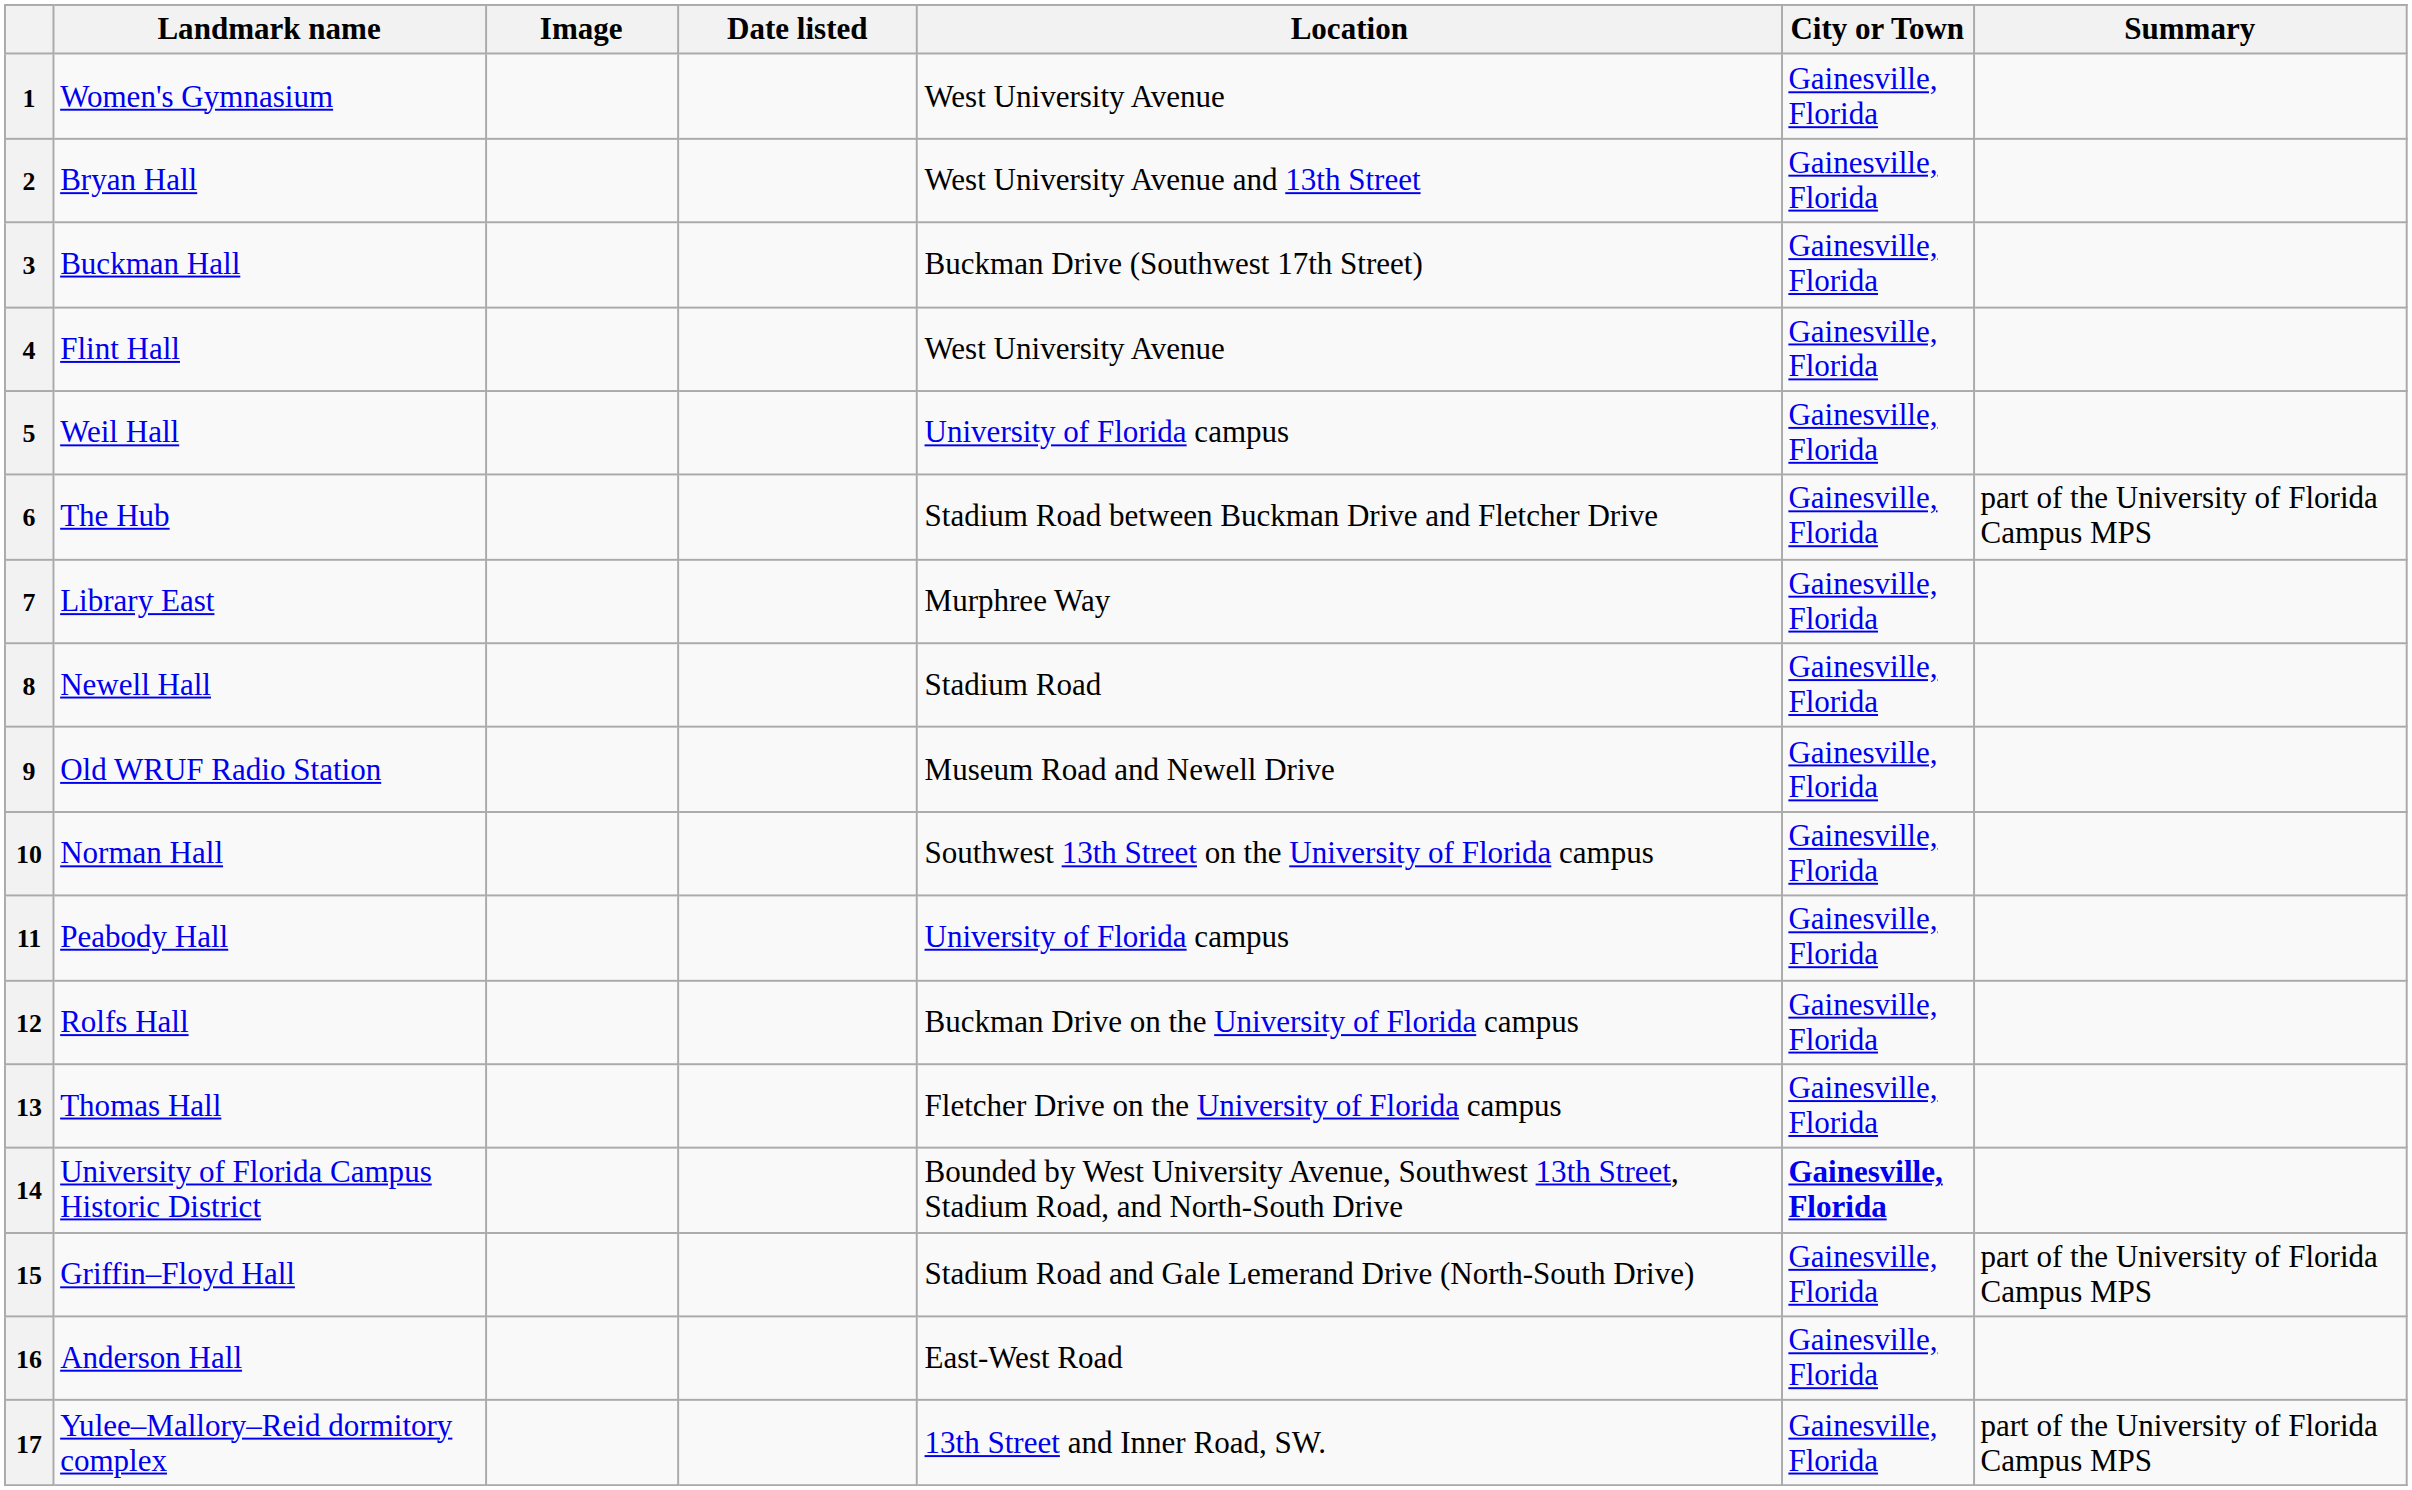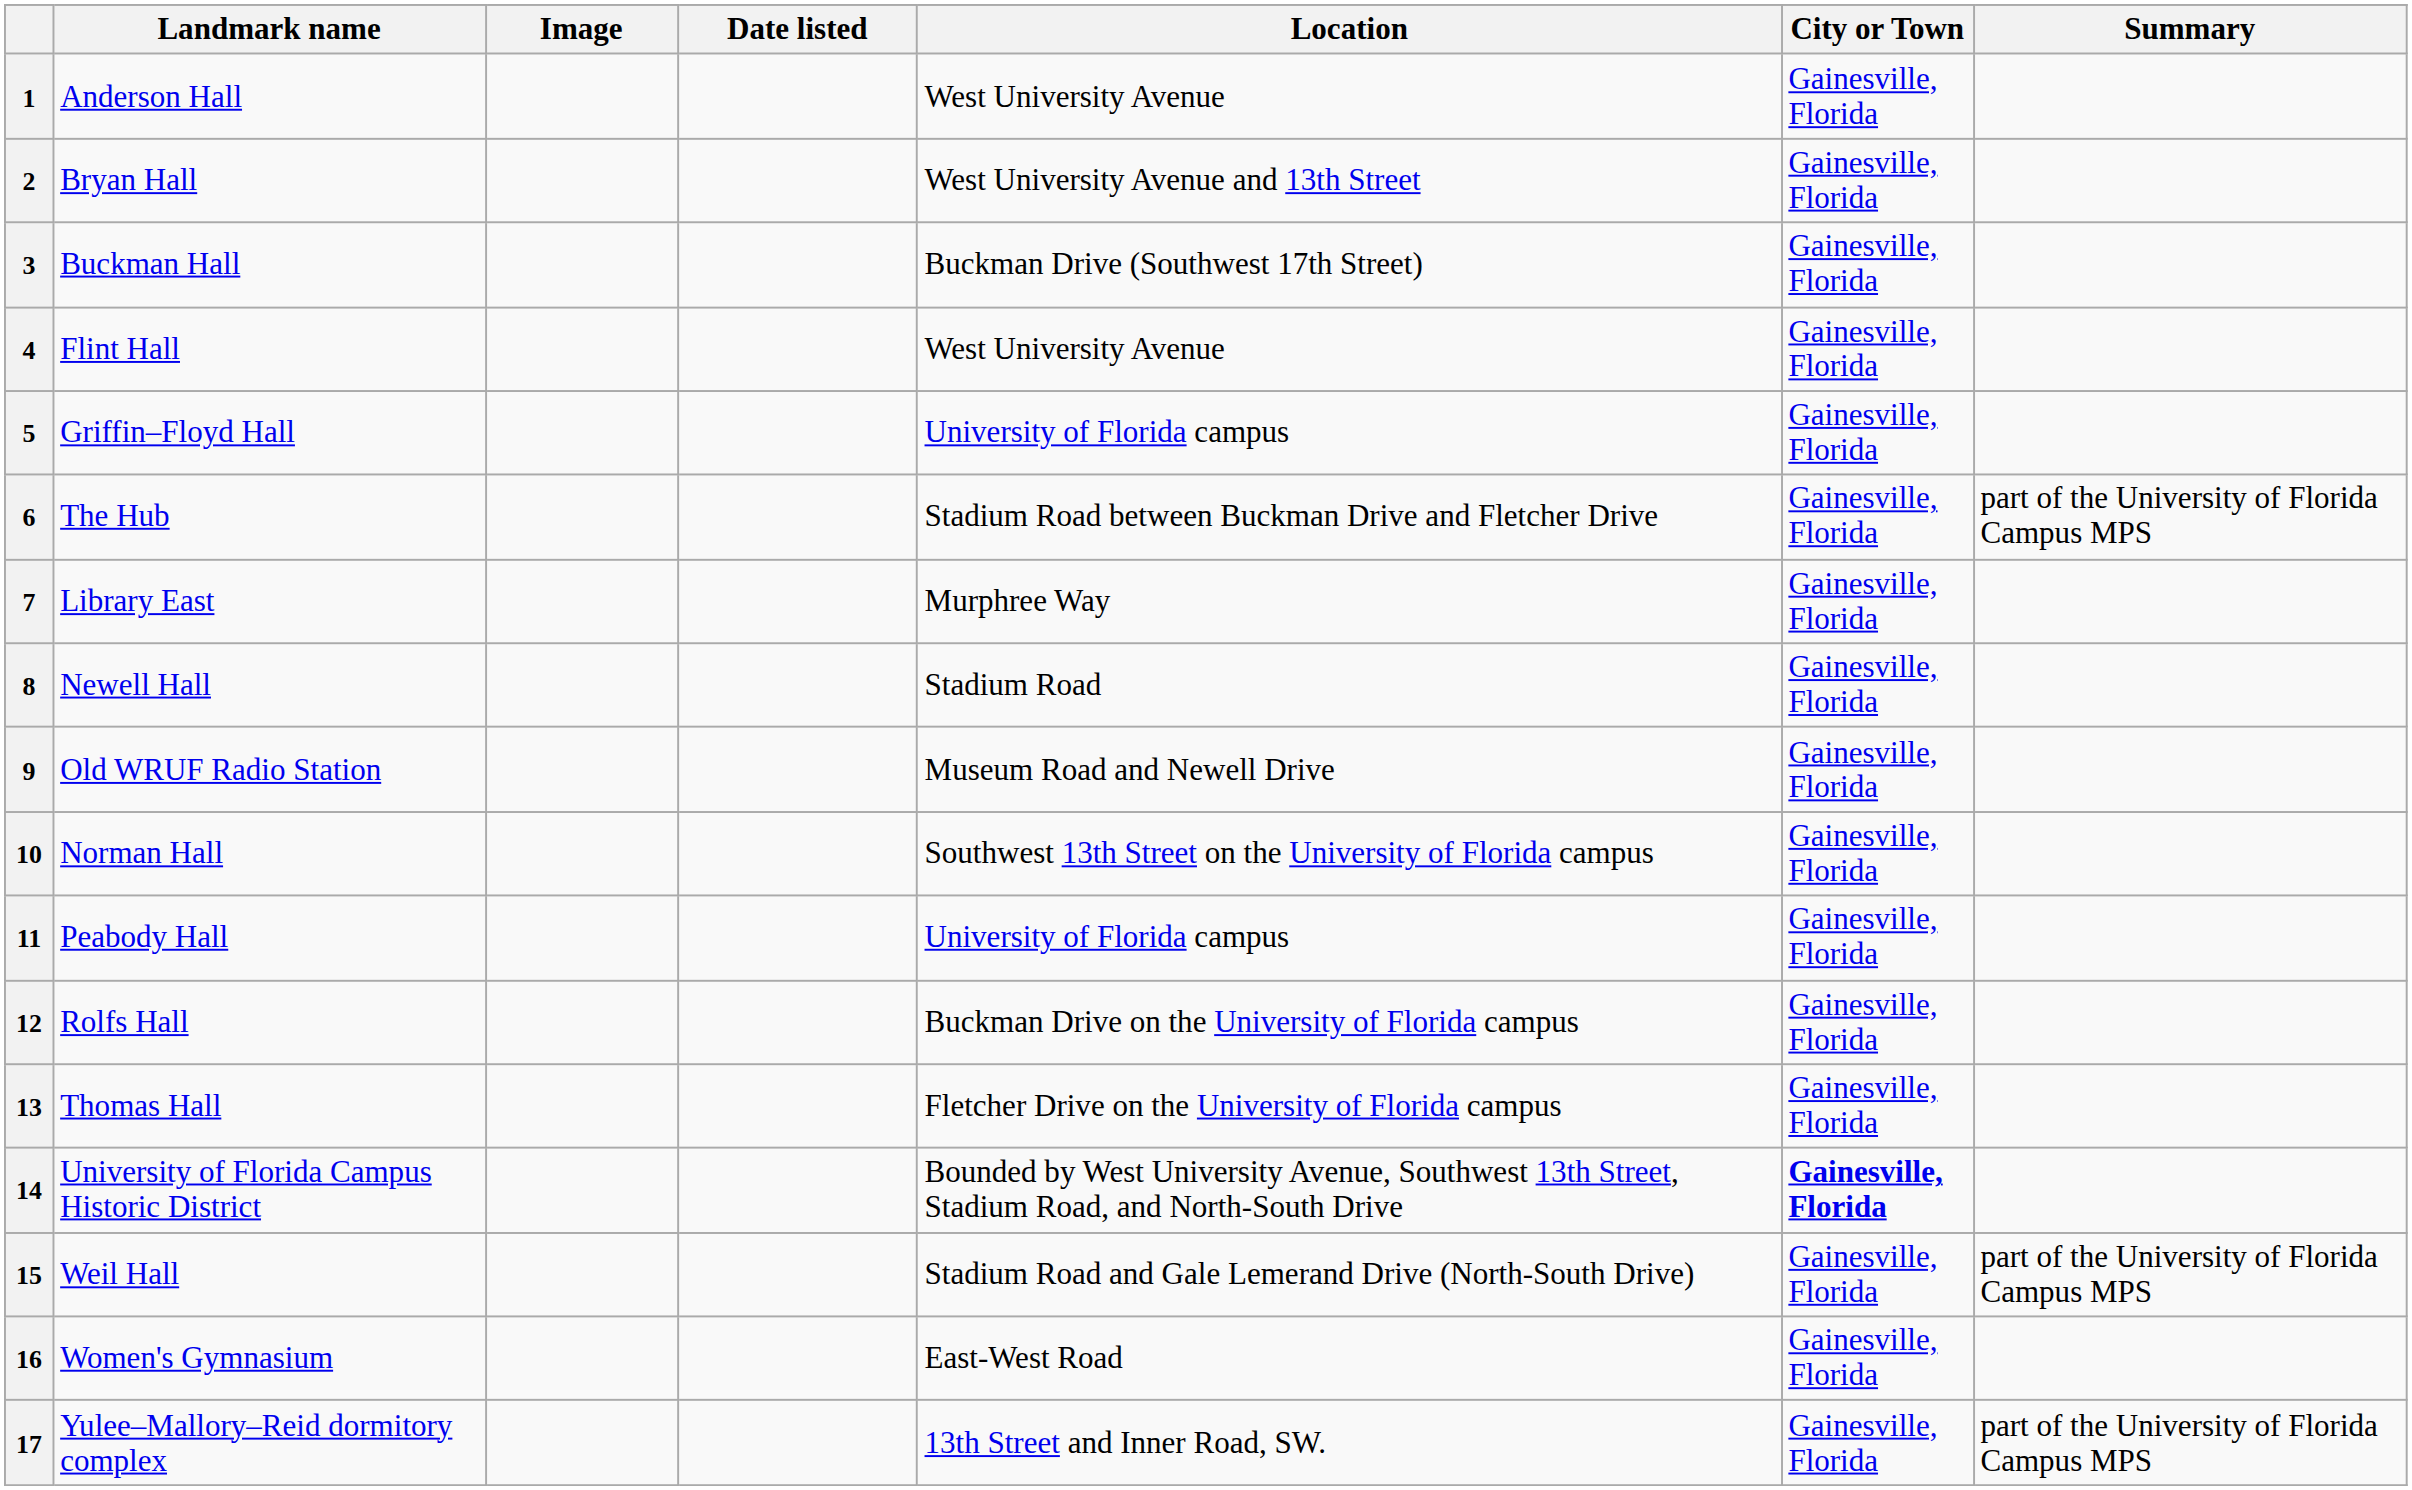(197, 95) Women's Gymnasium -> (151, 95) Anderson Hall
(120, 432) Weil Hall -> (178, 432) Griffin–Floyd Hall
(178, 1273) Griffin–Floyd Hall -> (120, 1273) Weil Hall
(151, 1358) Anderson Hall -> (197, 1358) Women's Gymnasium
